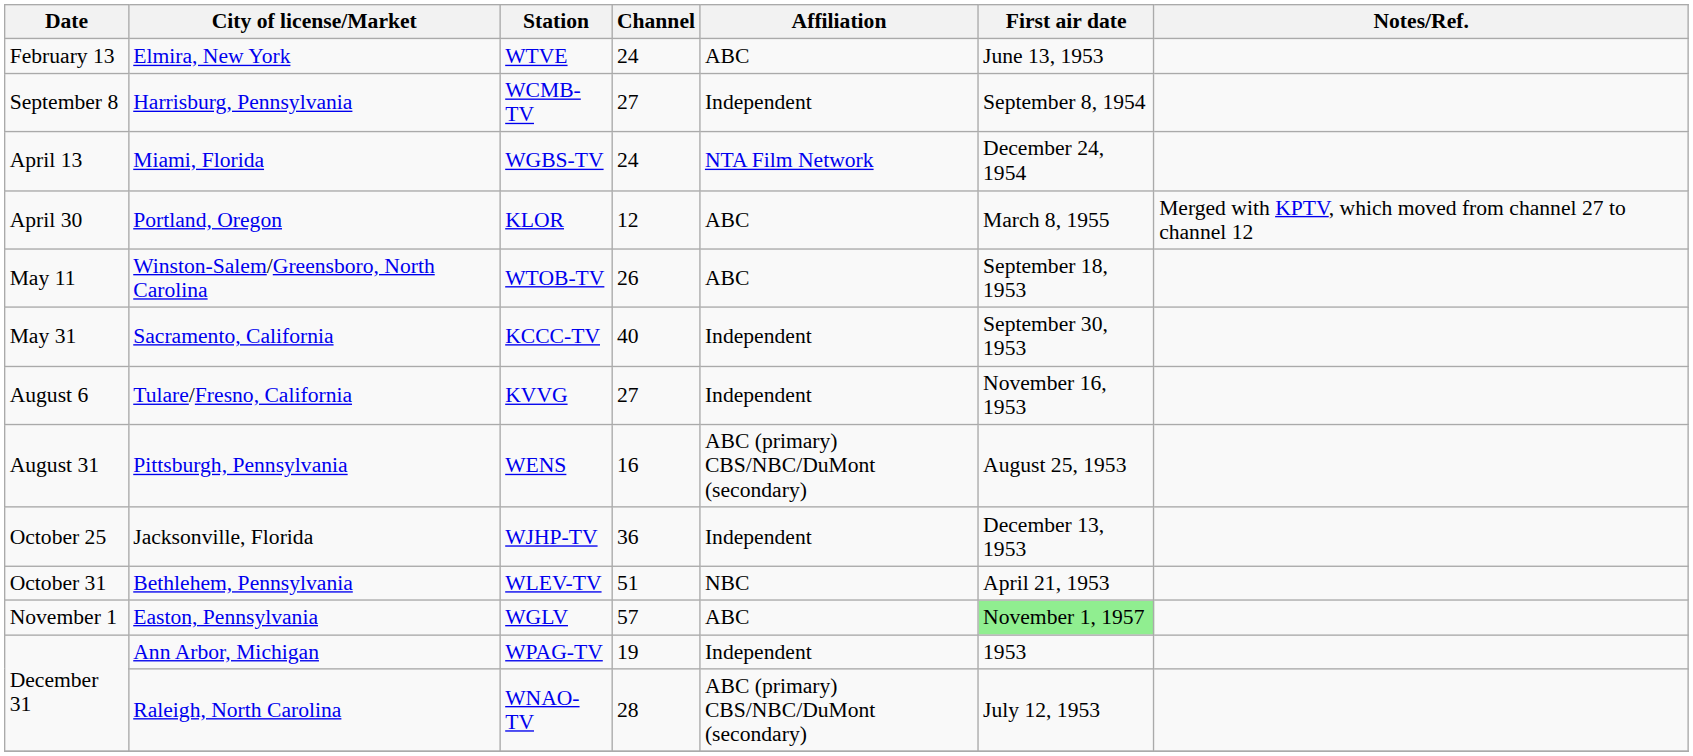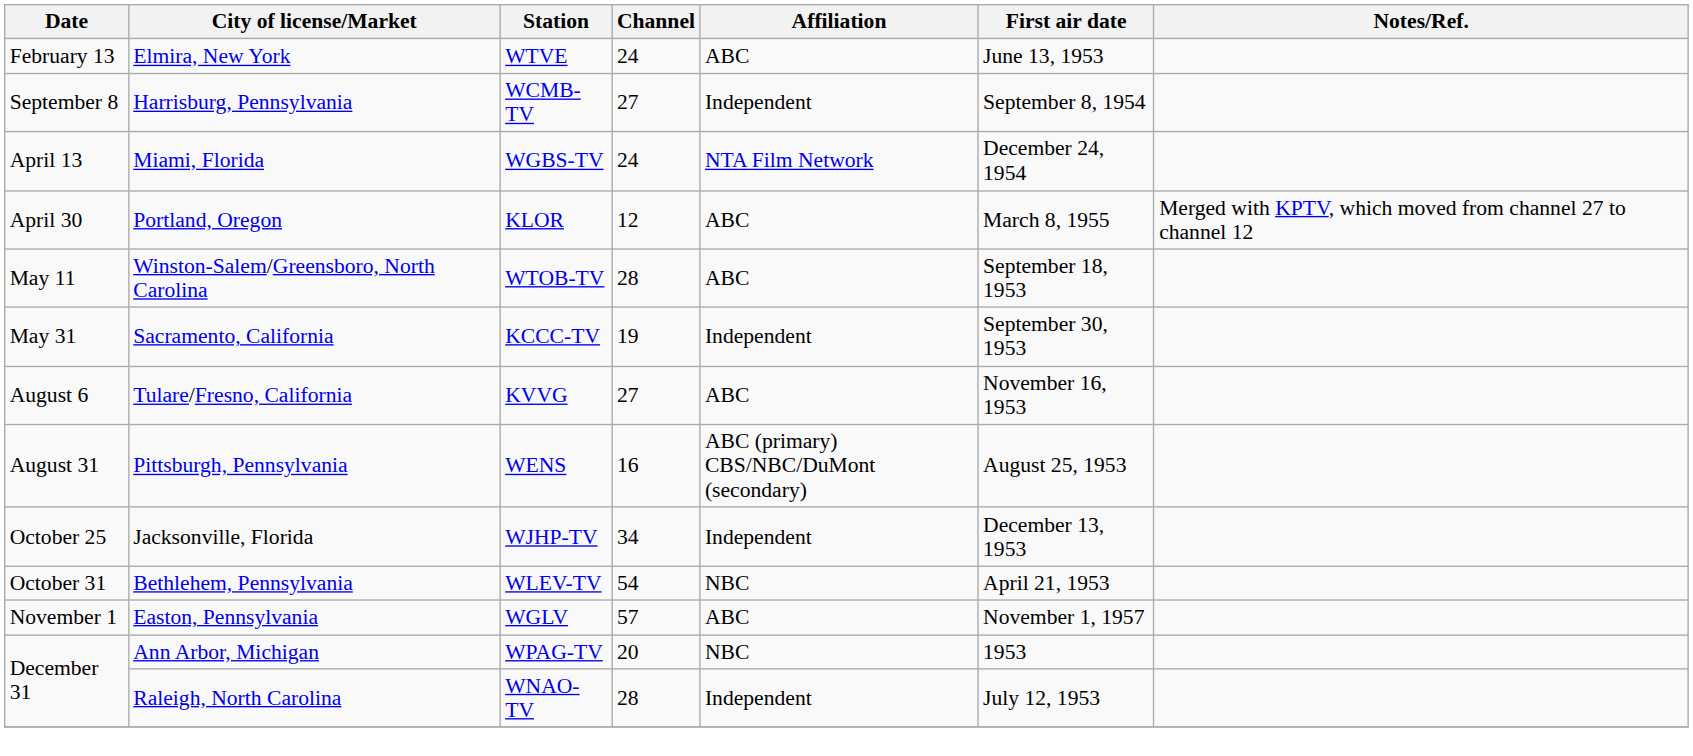(628, 277) 26 -> (628, 277) 28
(628, 336) 40 -> (628, 336) 19
(758, 395) Independent -> (727, 395) ABC
(628, 536) 36 -> (628, 536) 34
(628, 582) 51 -> (628, 582) 54
(1064, 617) lightgreen background -> (1064, 617) no background
(628, 651) 19 -> (628, 651) 20
(758, 651) Independent -> (727, 651) NBC
(790, 709) ABC (primary) CBS/NBC/DuMont (secondary) -> (758, 697) Independent
